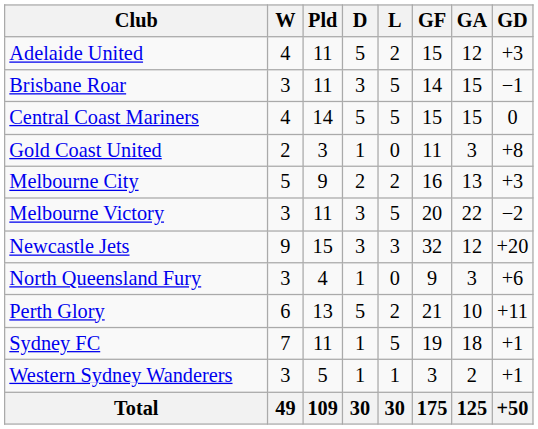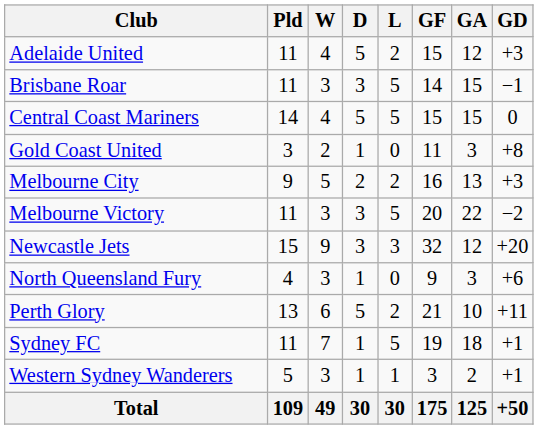columns swapped: (323, 20) <-> (285, 20)
